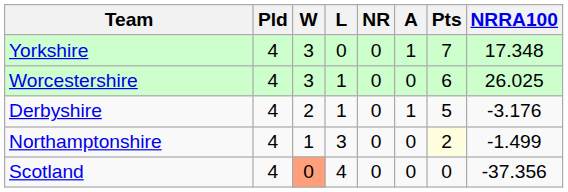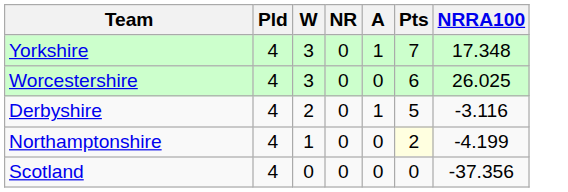- column: (341, 19)
(514, 111) -3.176 -> (481, 111) -3.116
(514, 141) -1.499 -> (481, 141) -4.199
(309, 171) lightsalmon background -> (309, 171) no background
